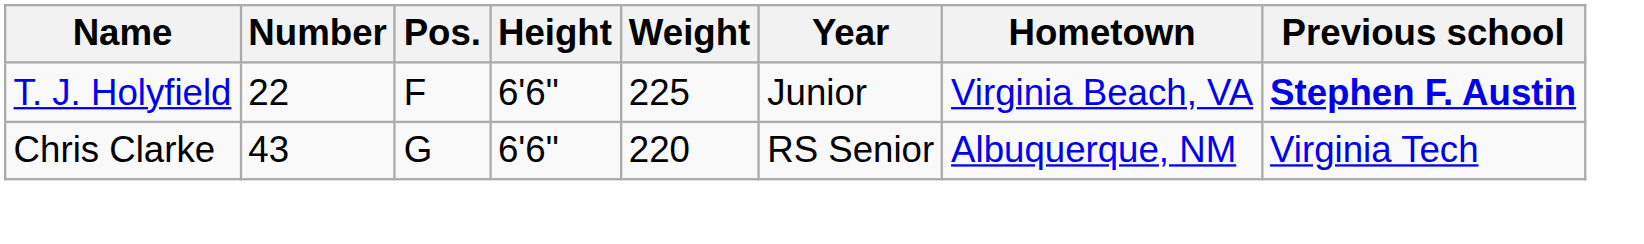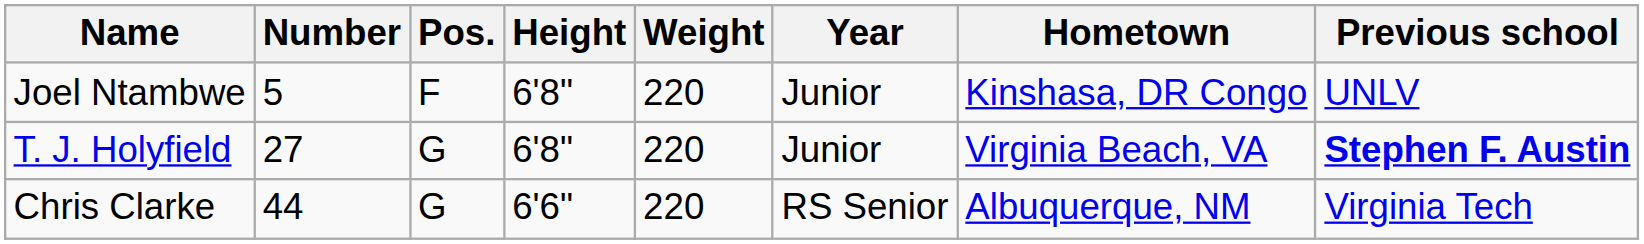+ row: (130, 91)
(269, 91) 22 -> (283, 149) 27
(415, 91) F -> (432, 149) G
(528, 91) 6'6" -> (543, 149) 6'8"
(659, 91) 225 -> (674, 149) 220
(269, 149) 43 -> (283, 207) 44
